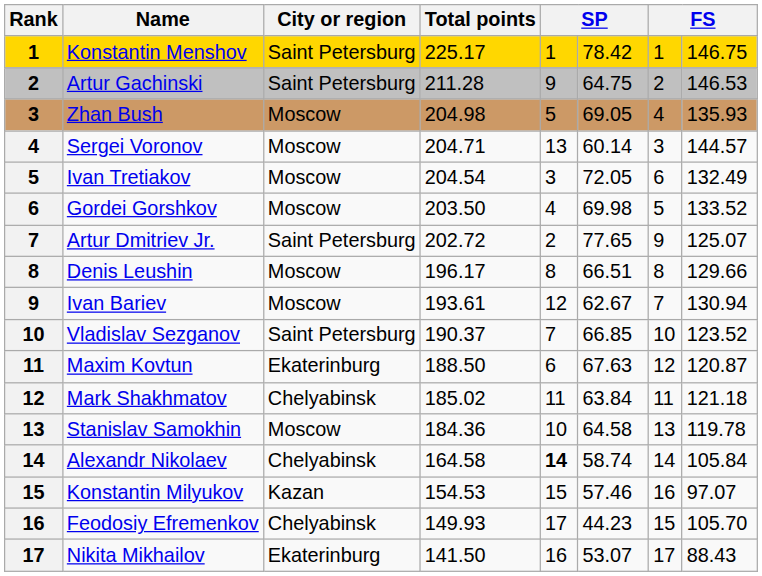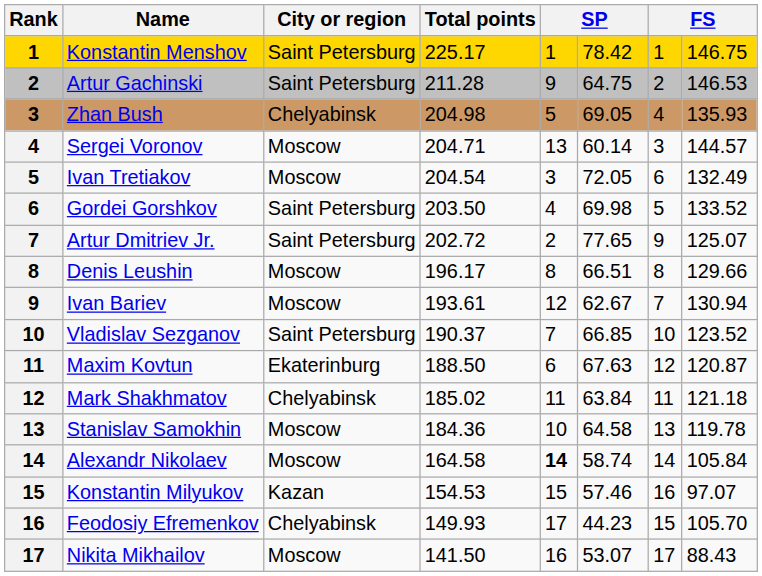(304, 114) Moscow -> (322, 114) Chelyabinsk
(304, 209) Moscow -> (342, 209) Saint Petersburg
(322, 460) Chelyabinsk -> (304, 460) Moscow
(324, 555) Ekaterinburg -> (304, 555) Moscow
